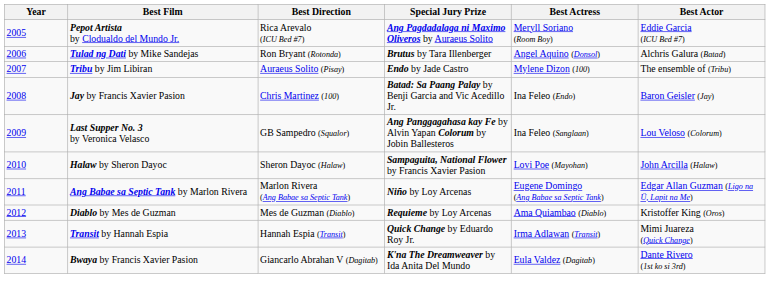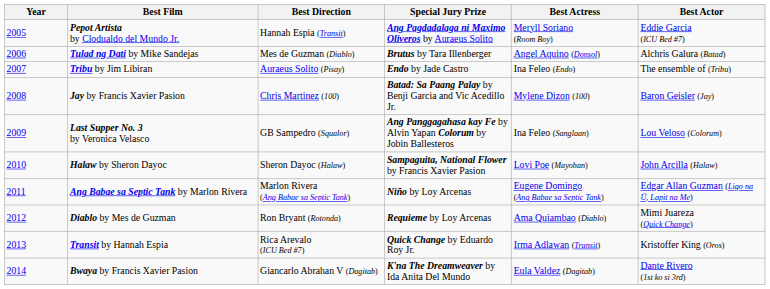(286, 33) Rica Arevalo (ICU Bed #7) -> (303, 33) Hannah Espia (Transit)
(300, 54) Ron Bryant (Rotonda) -> (307, 54) Mes de Guzman (Diablo)
(552, 69) Mylene Dizon (100) -> (544, 69) Ina Feleo (Endo)
(544, 96) Ina Feleo (Endo) -> (552, 96) Mylene Dizon (100)
(307, 212) Mes de Guzman (Diablo) -> (300, 218) Ron Bryant (Rotonda)
(682, 212) Kristoffer King (Oros) -> (667, 218) Mimi Juareza (Quick Change)
(303, 233) Hannah Espia (Transit) -> (286, 244) Rica Arevalo (ICU Bed #7)
(667, 233) Mimi Juareza (Quick Change) -> (682, 244) Kristoffer King (Oros)
